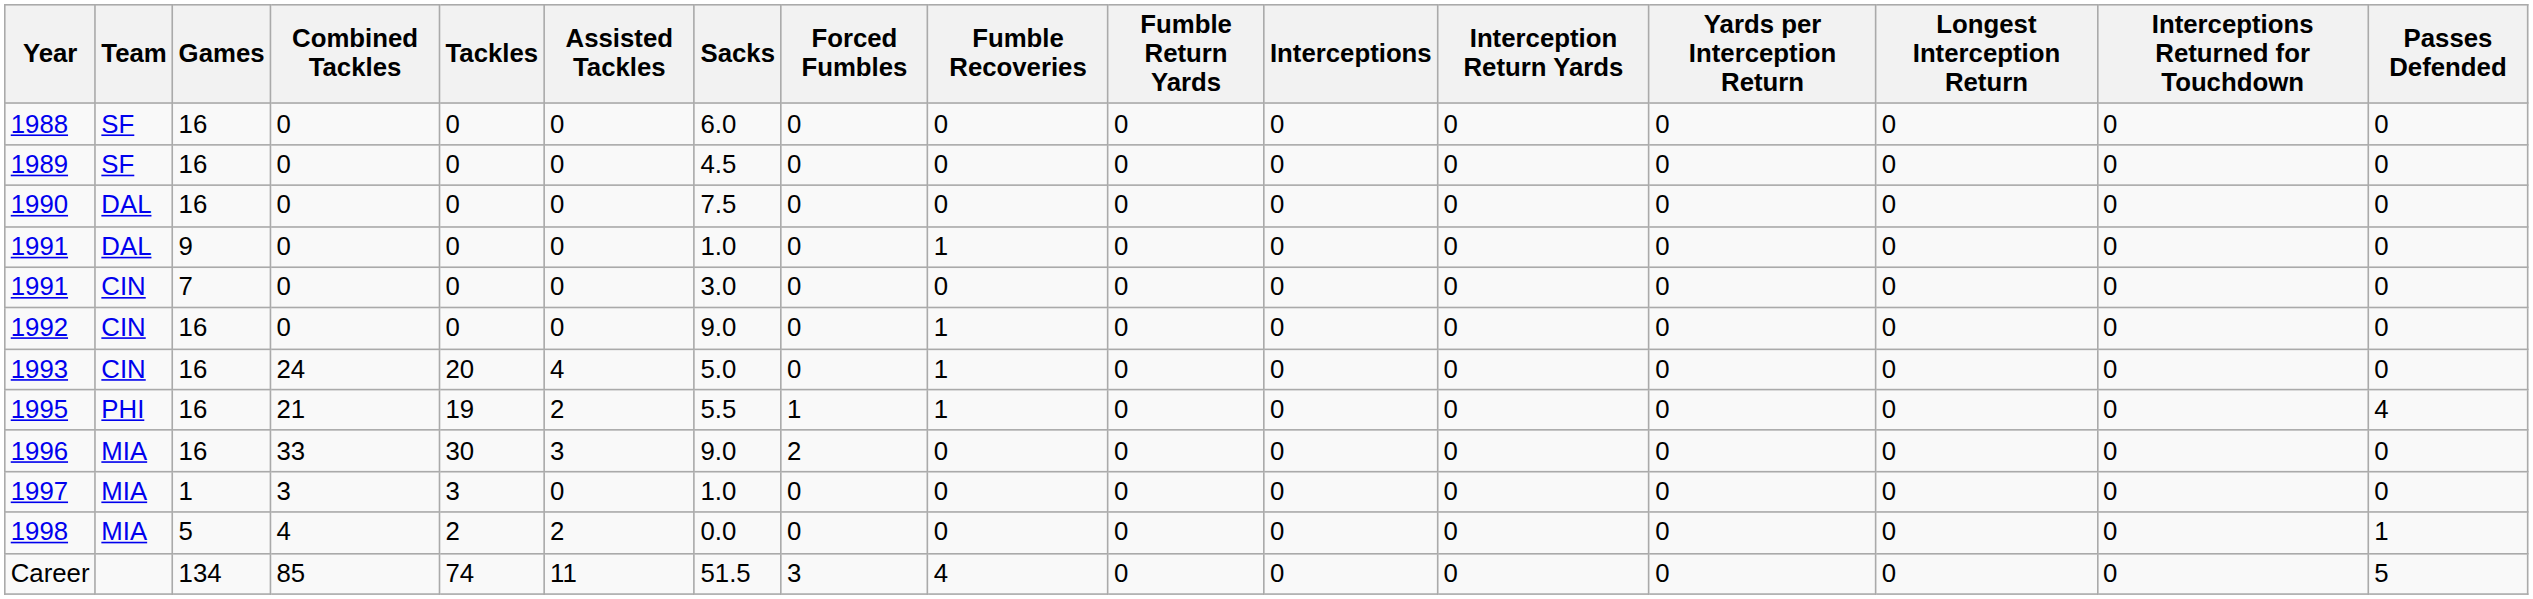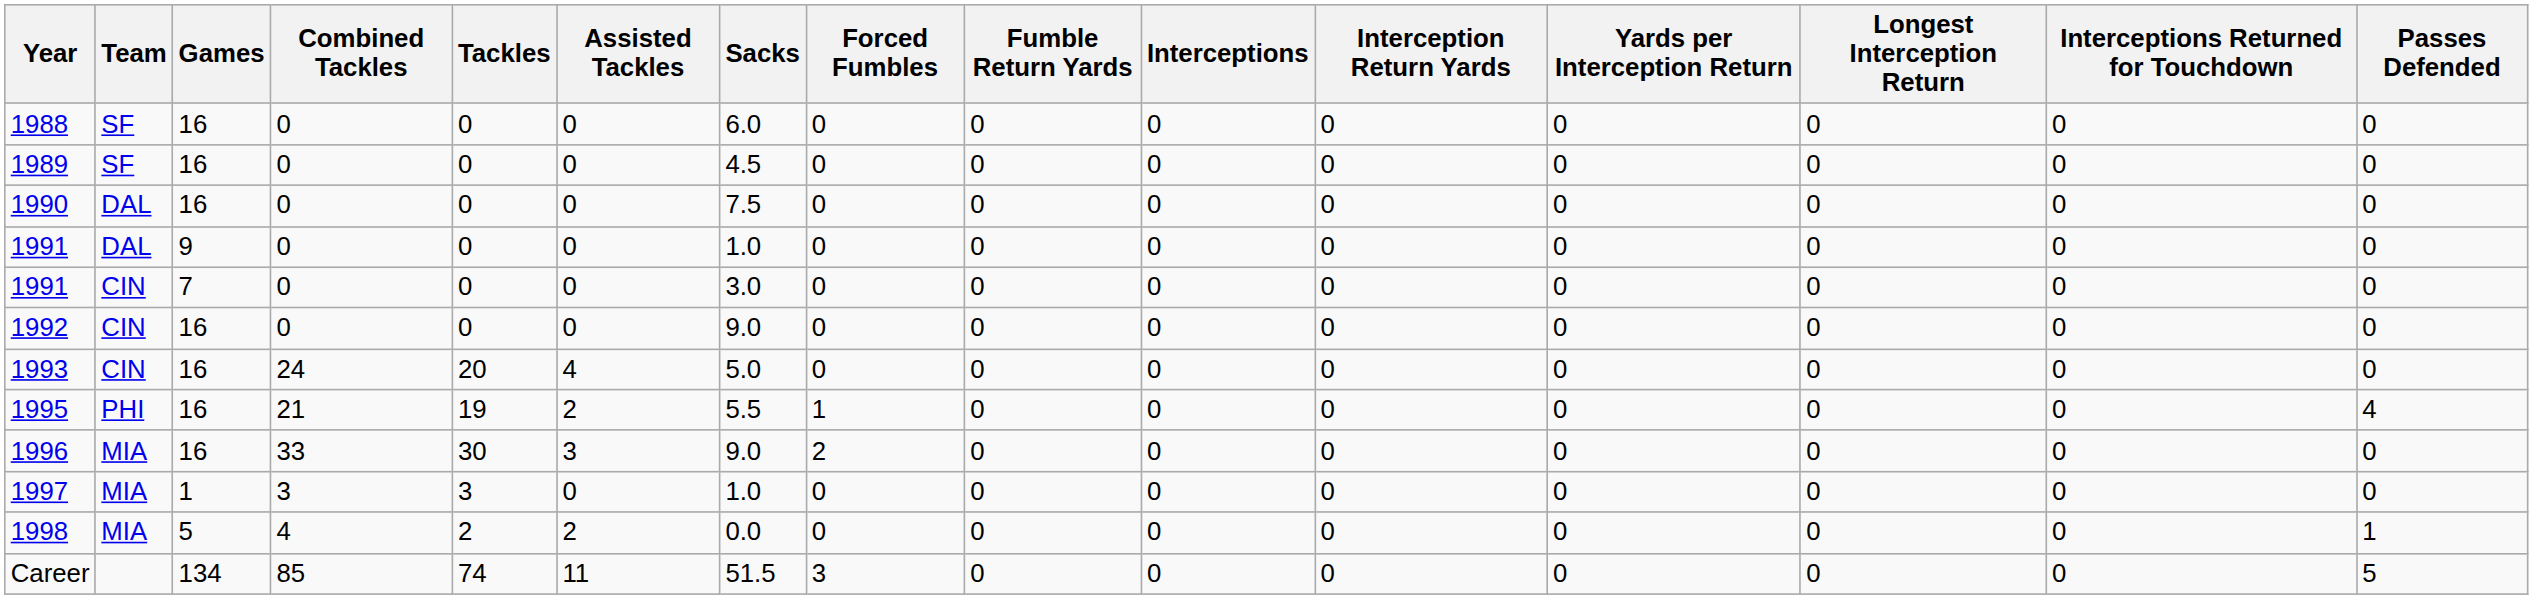- column: (1018, 53)
